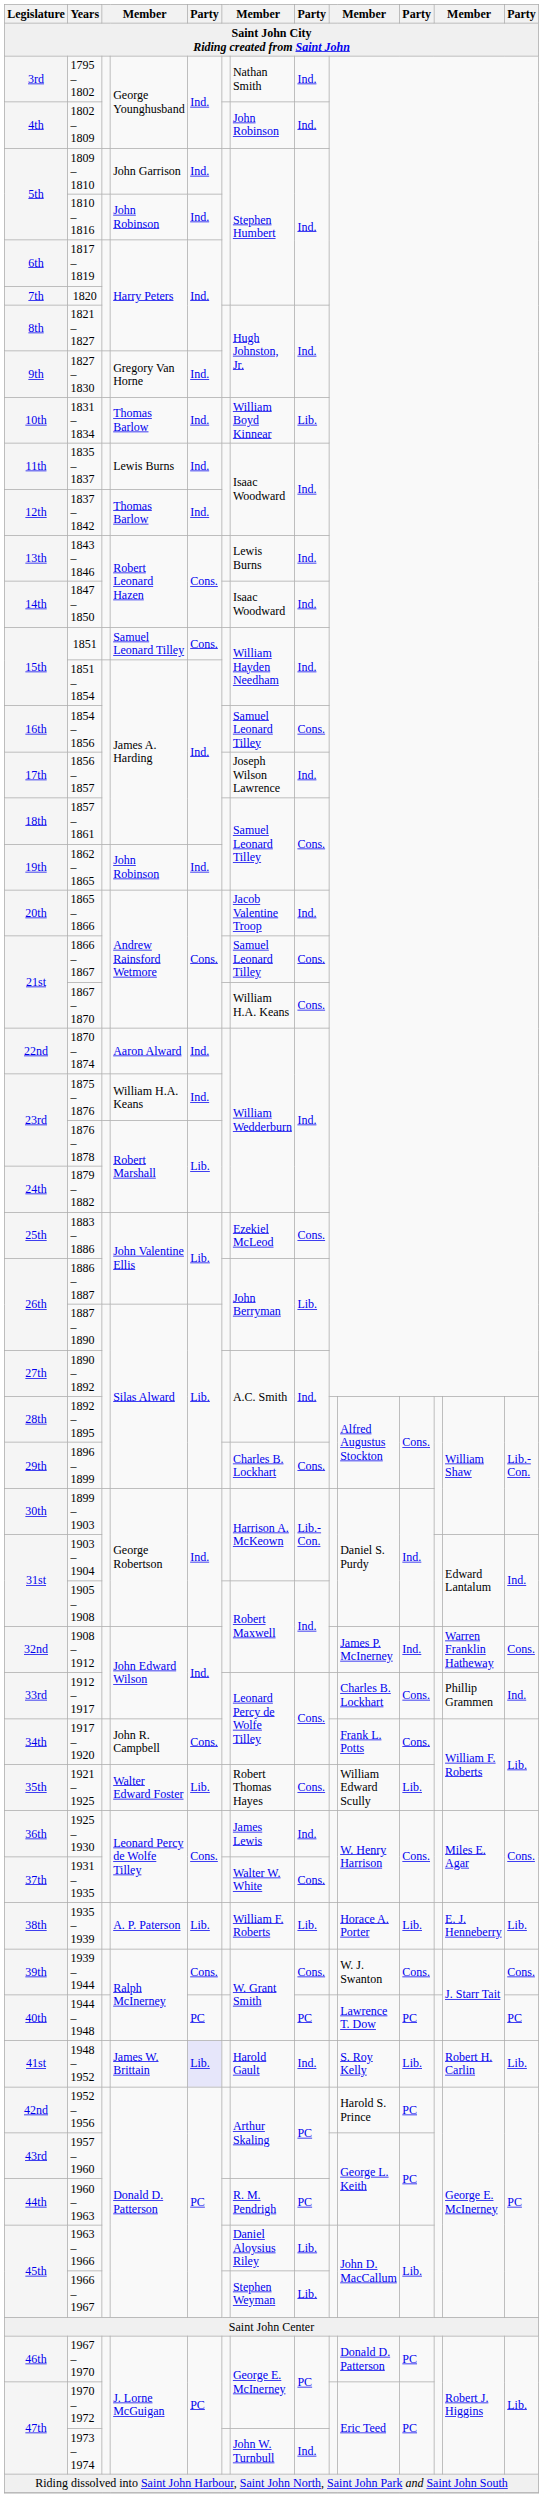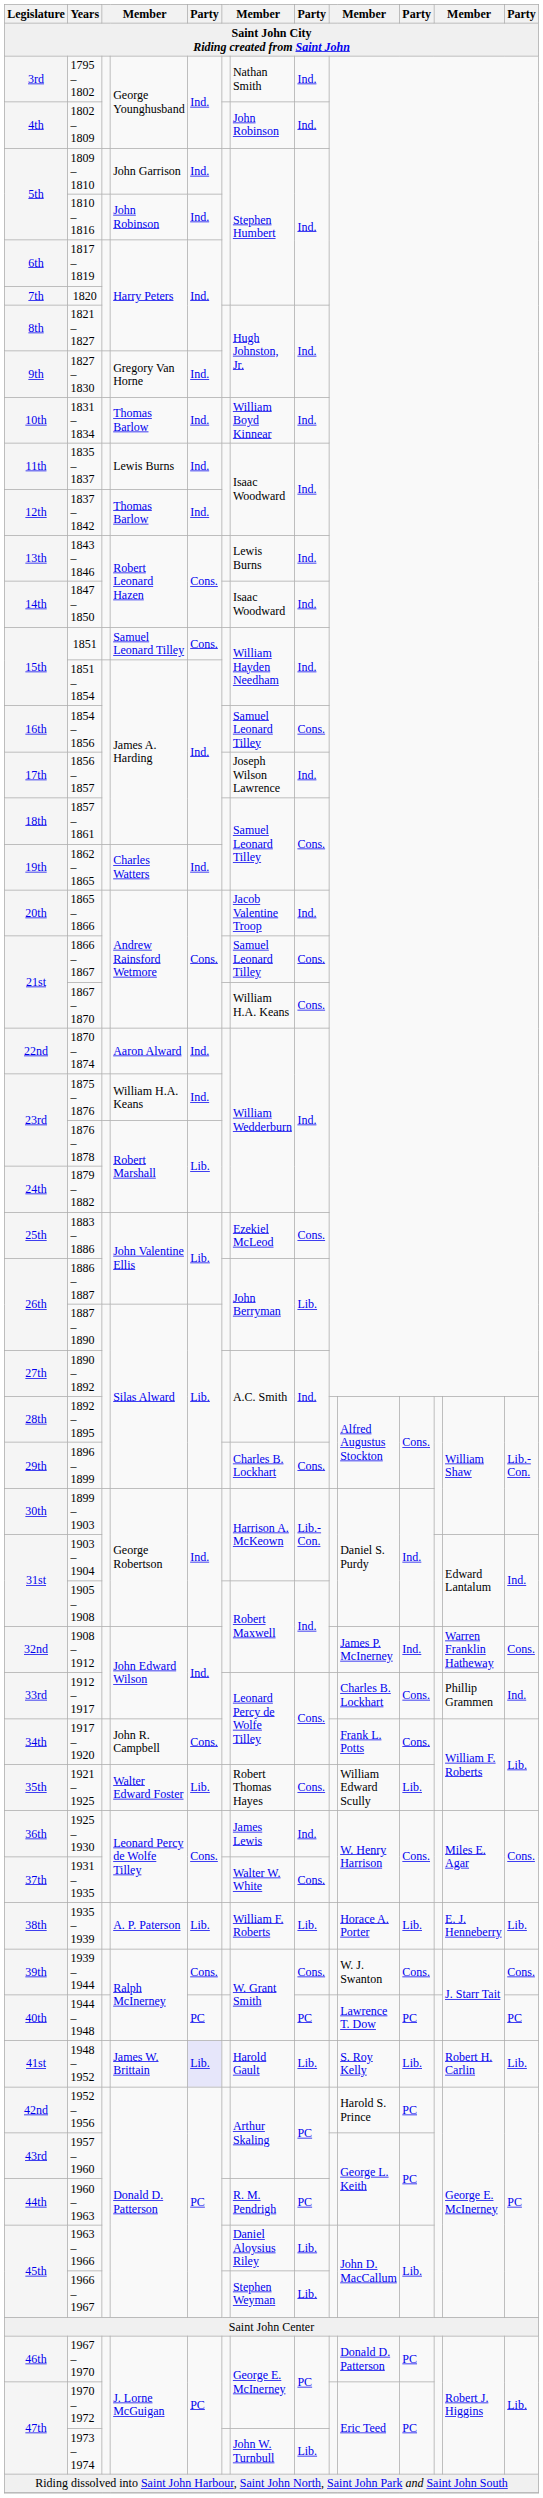(307, 420) Lib. -> (307, 420) Ind.
(136, 867) John Robinson -> (132, 867) Charles Watters
(307, 2063) Ind. -> (307, 2063) Lib.
(307, 2451) Ind. -> (307, 2451) Lib.
